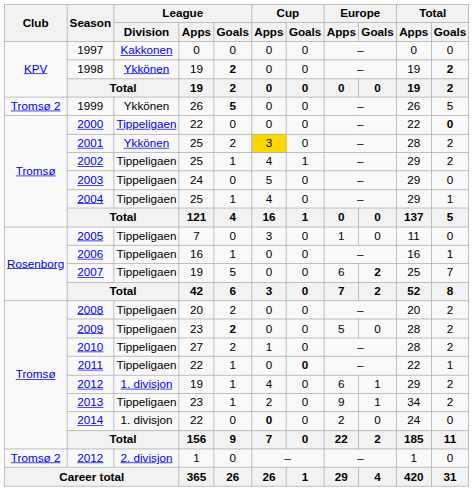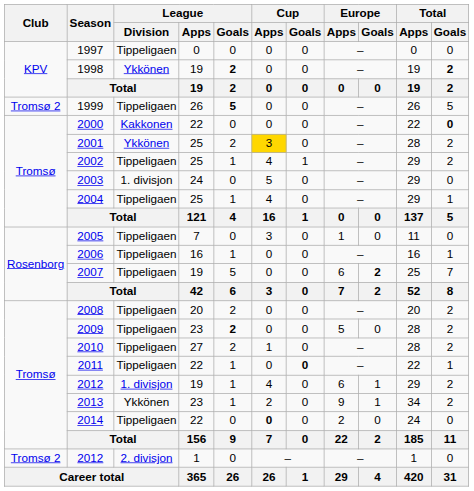(147, 50) Kakkonen -> (147, 50) Tippeligaen
(147, 106) Ykkönen -> (147, 106) Tippeligaen
(147, 124) Tippeligaen -> (147, 124) Kakkonen
(147, 180) Tippeligaen -> (146, 180) 1. divisjon
(147, 402) Tippeligaen -> (147, 402) Ykkönen
(146, 421) 1. divisjon -> (147, 421) Tippeligaen
